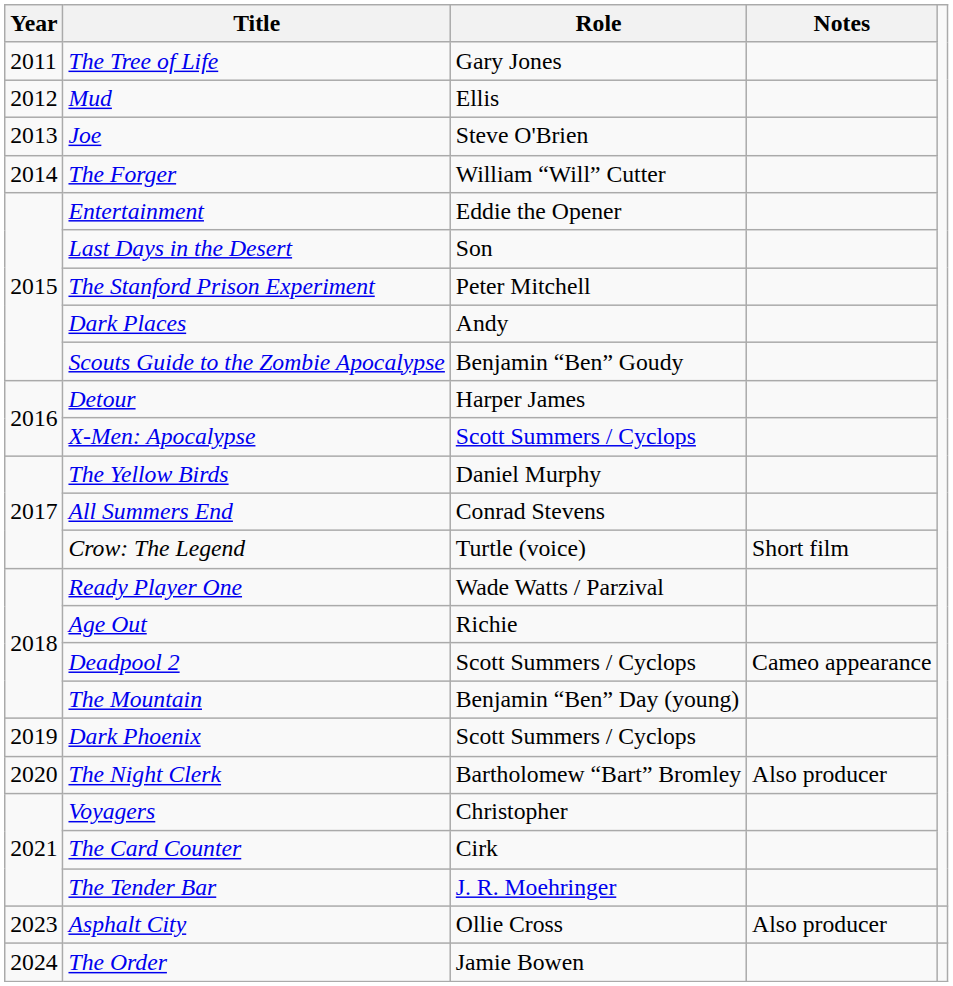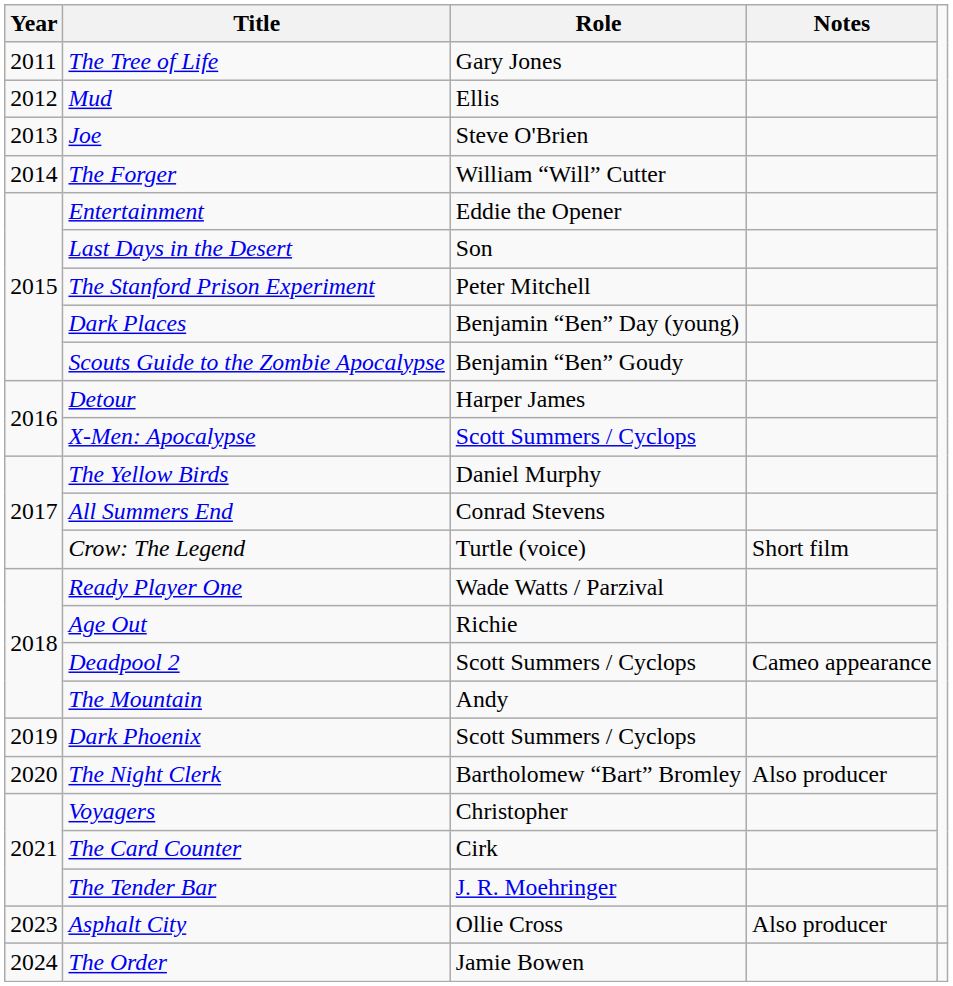(482, 323) Andy -> (598, 323) Benjamin “Ben” Day (young)
(598, 699) Benjamin “Ben” Day (young) -> (482, 699) Andy
